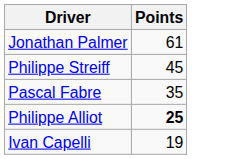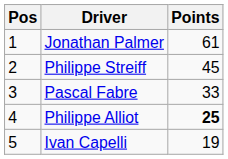+ column: (23, 17)
(174, 92) 35 -> (211, 92) 33
